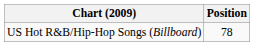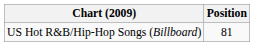(227, 32) 78 -> (227, 32) 81
